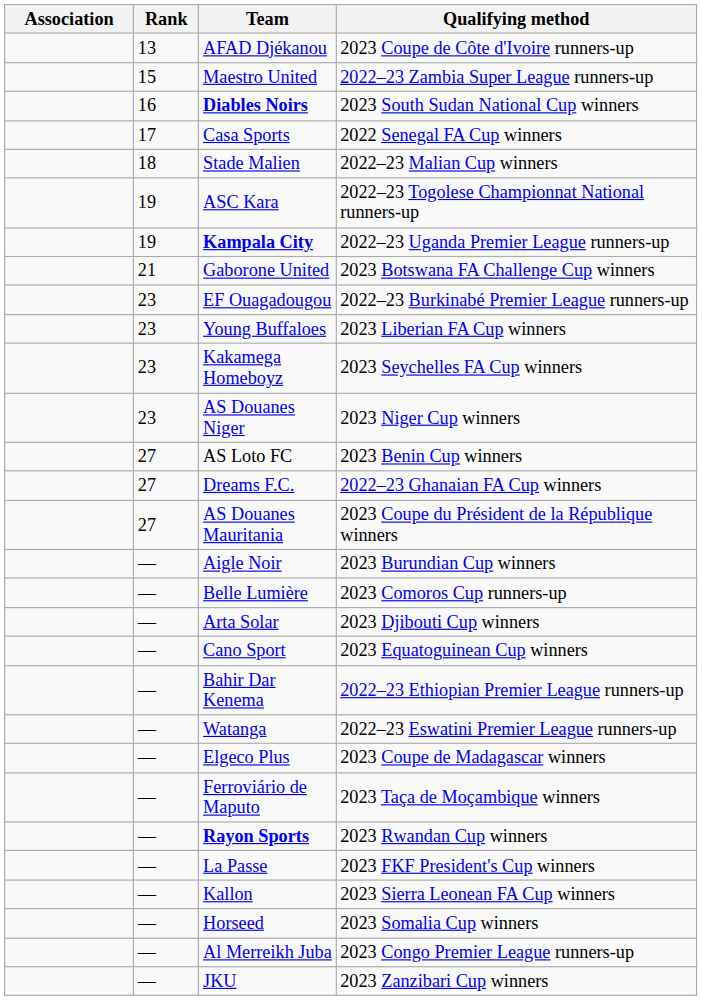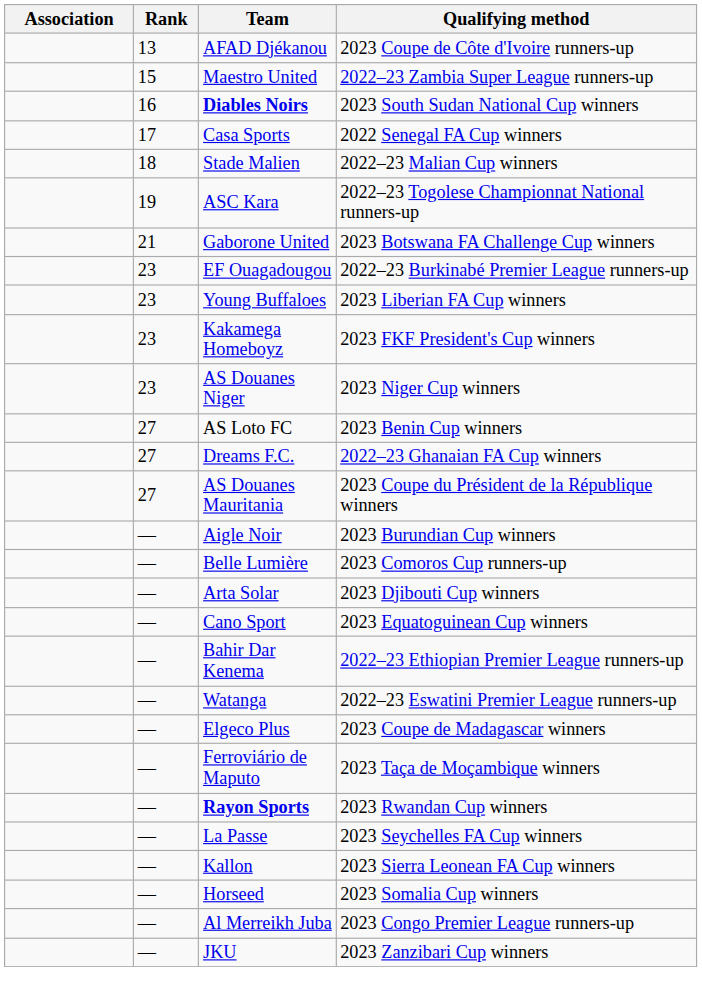- row: (258, 241)
(461, 367) 2023 Seychelles FA Cup winners -> (468, 339) 2023 FKF President's Cup winners
(468, 865) 2023 FKF President's Cup winners -> (461, 836) 2023 Seychelles FA Cup winners
